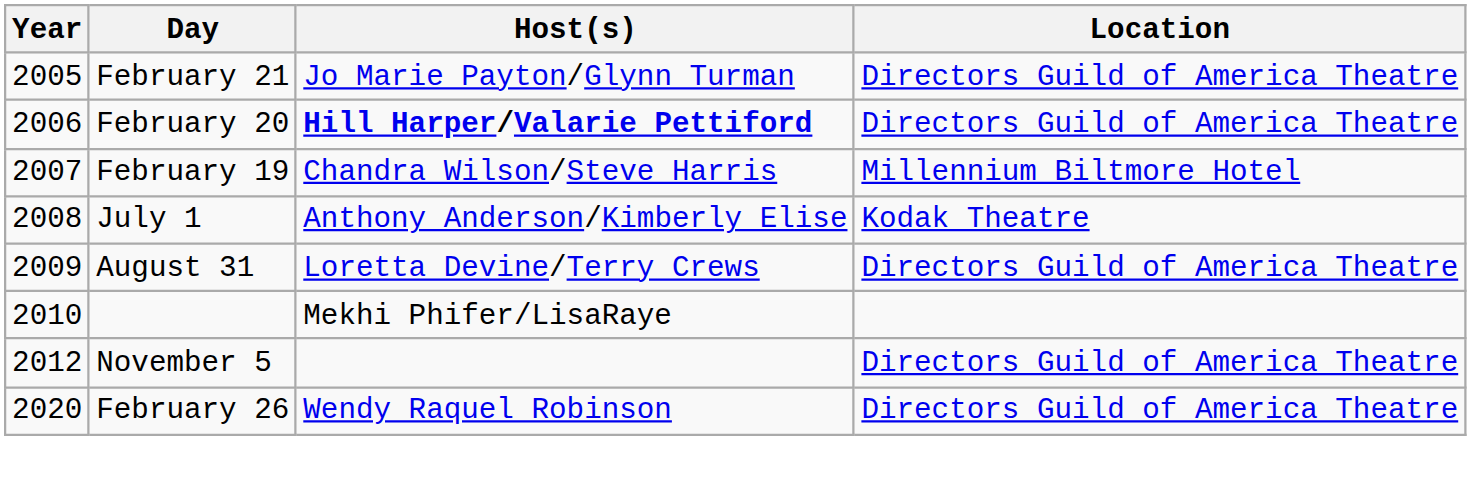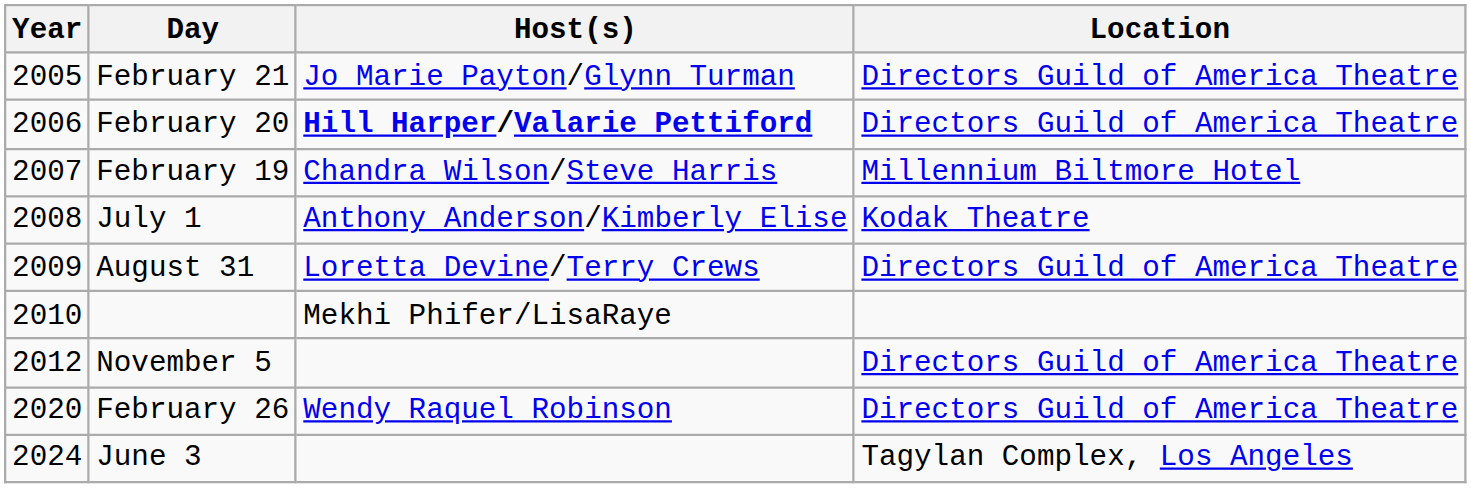+ row: (149, 458)
